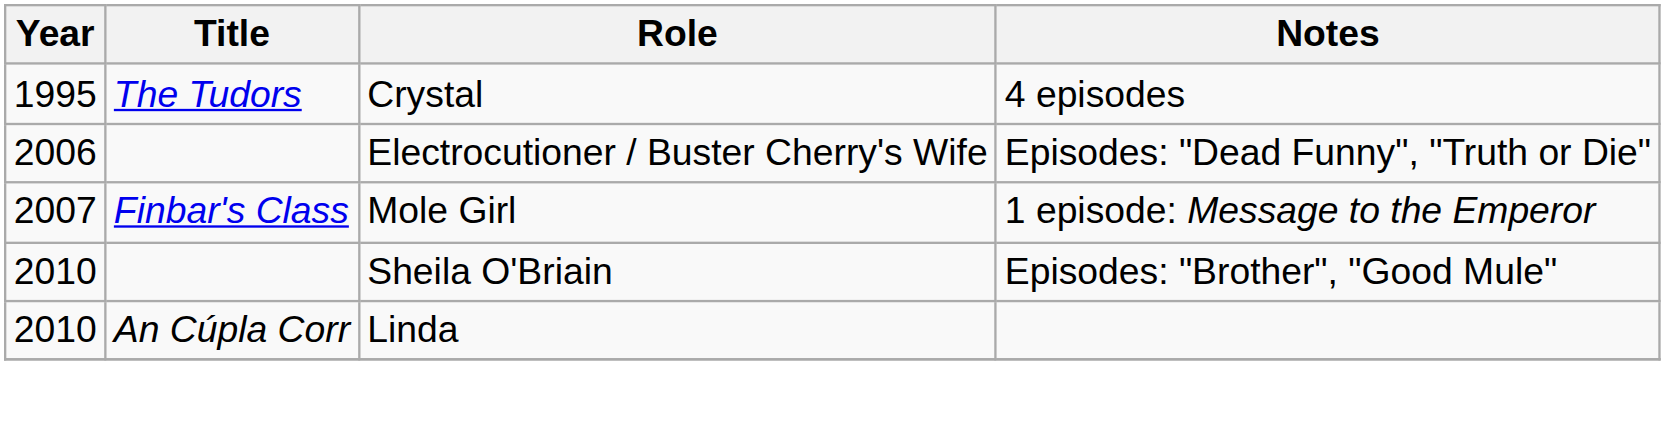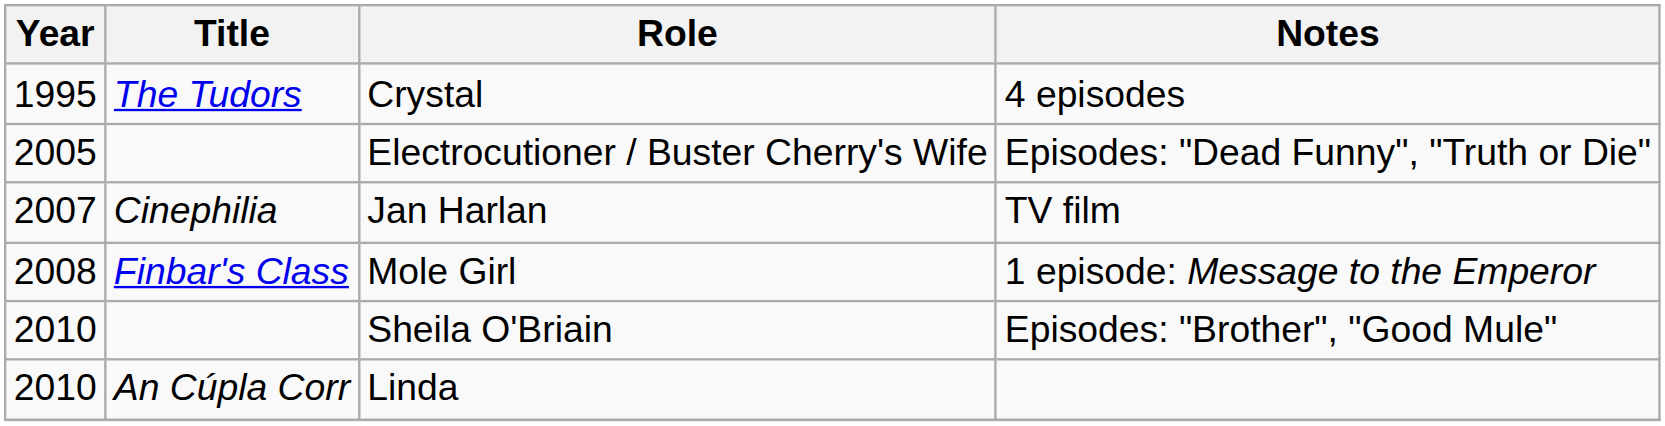(55, 152) 2006 -> (55, 152) 2005
+ row: (457, 211)
(55, 211) 2007 -> (55, 270) 2008
